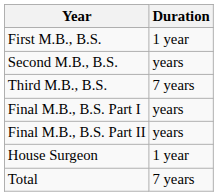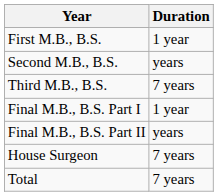(168, 109) years -> (171, 109) 1 year
(171, 156) 1 year -> (174, 156) 7 years
